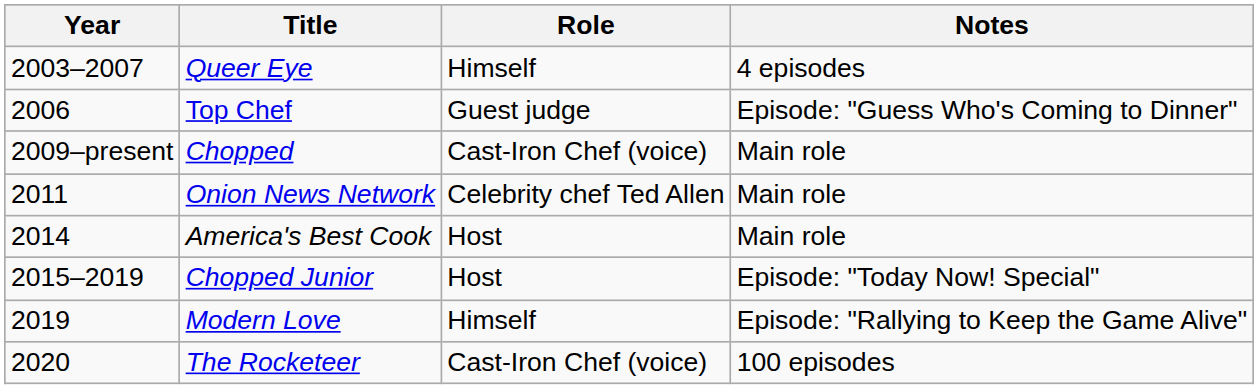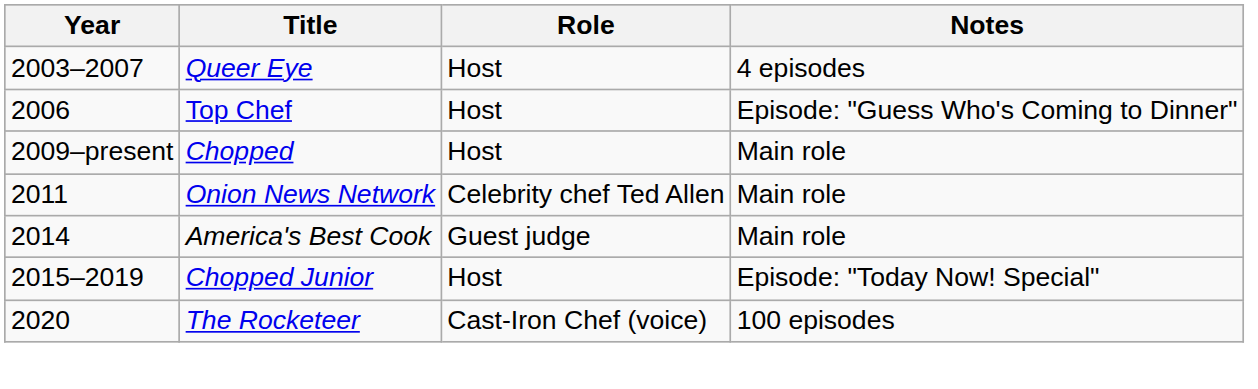(492, 67) Himself -> (475, 67) Host
(519, 109) Guest judge -> (475, 109) Host
(577, 151) Cast-Iron Chef (voice) -> (475, 151) Host
(475, 236) Host -> (519, 236) Guest judge
- row: (263, 320)
